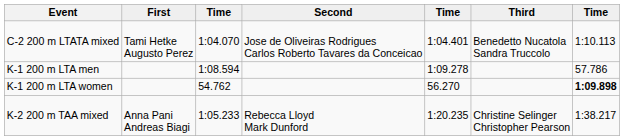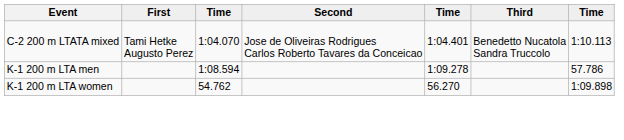(596, 86) bold -> (591, 86) normal
- row: (58, 115)
